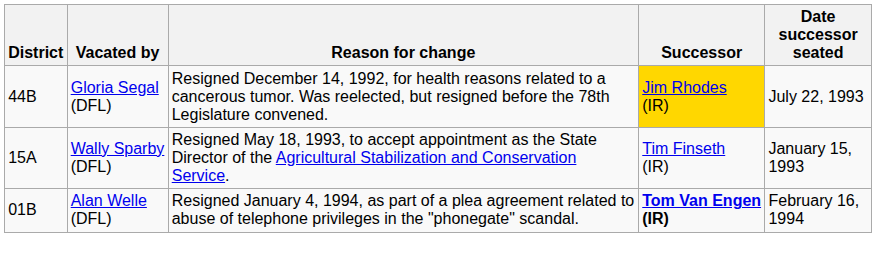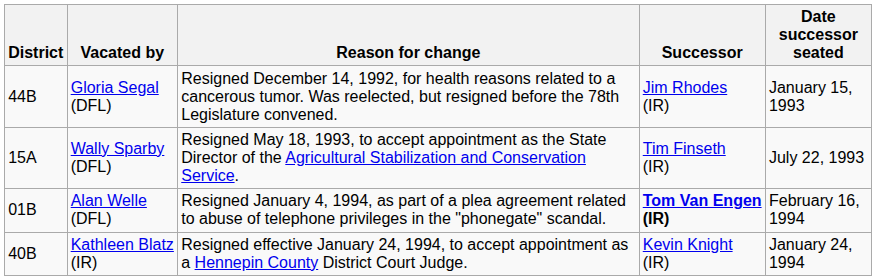(684, 96) gold background -> (685, 96) no background
(816, 96) July 22, 1993 -> (811, 96) January 15, 1993
(810, 157) January 15, 1993 -> (817, 157) July 22, 1993
+ row: (122, 253)
